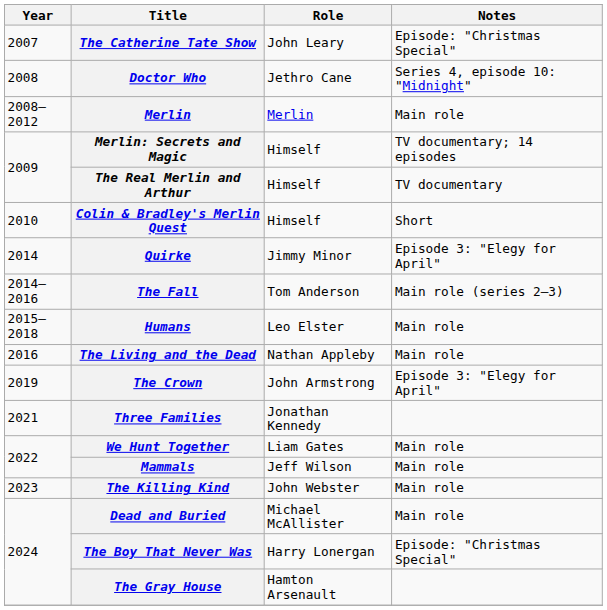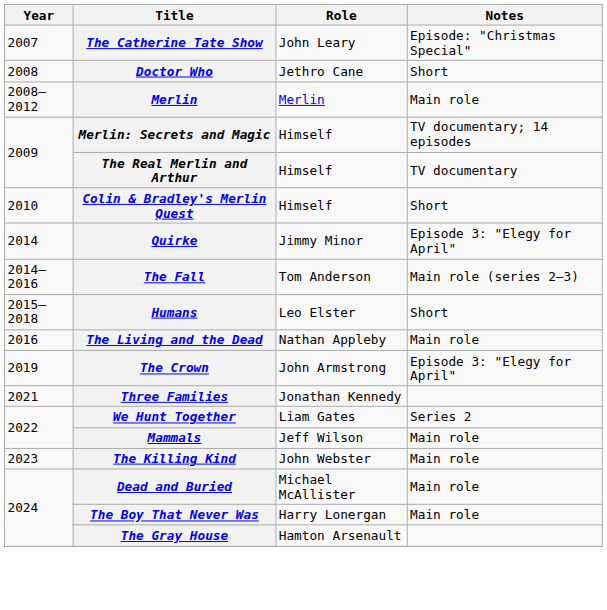(475, 78) Series 4, episode 10: "Midnight" -> (429, 71) Short
(429, 327) Main role -> (429, 312) Short
(429, 447) Main role -> (441, 417) Series 2
(468, 552) Episode: "Christmas Special" -> (445, 515) Main role
